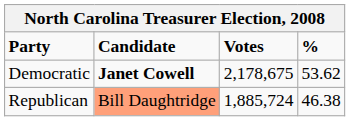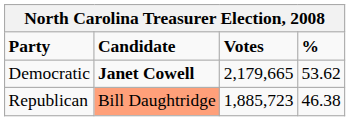(259, 73) 2,178,675 -> (259, 73) 2,179,665
(259, 101) 1,885,724 -> (259, 101) 1,885,723
